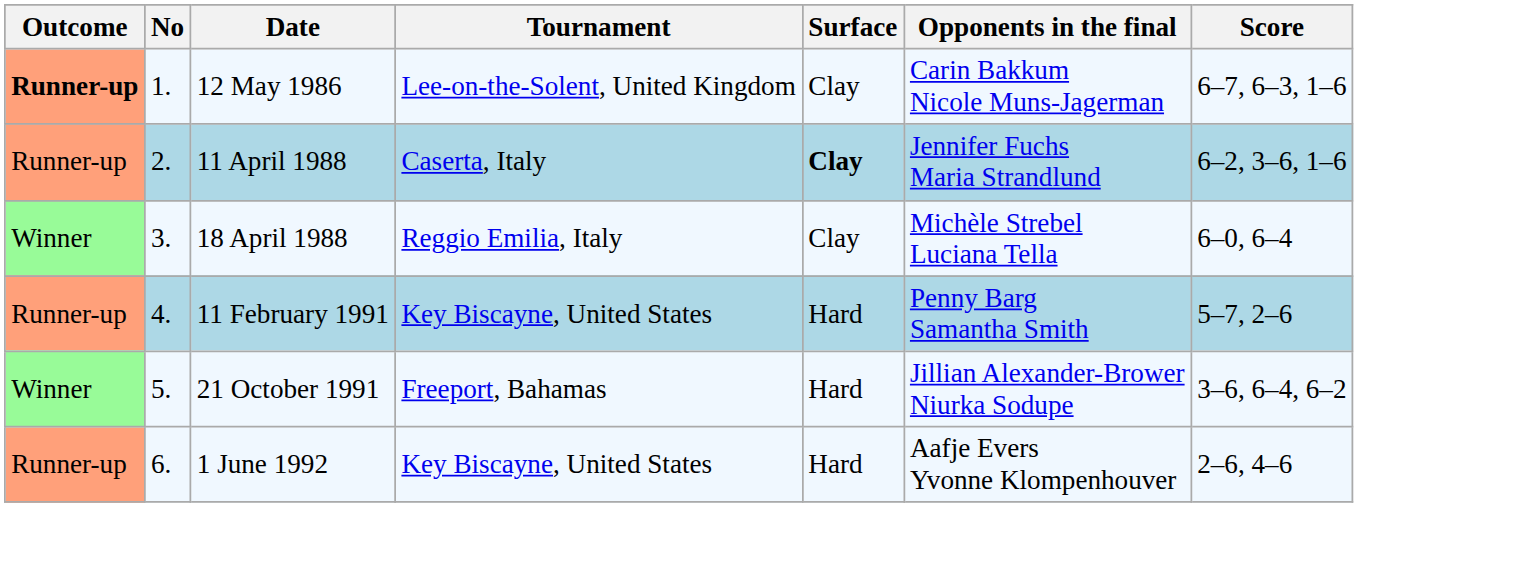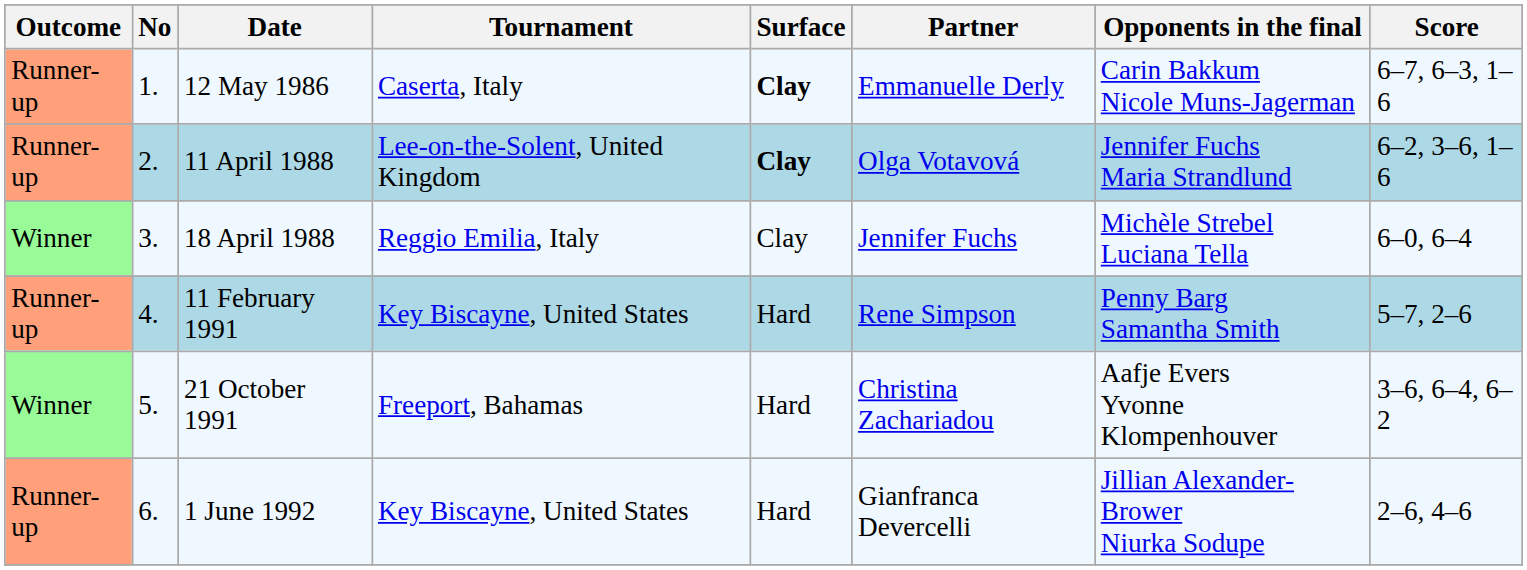+ column: (973, 26)
(75, 85) bold -> (55, 85) normal
(599, 85) Lee-on-the-Solent, United Kingdom -> (450, 85) Caserta, Italy
(834, 85) normal -> (784, 85) bold
(474, 161) Caserta, Italy -> (520, 161) Lee-on-the-Solent, United Kingdom
(1047, 388) Jillian Alexander-Brower Niurka Sodupe -> (1189, 403) Aafje Evers Yvonne Klompenhouver
(1043, 463) Aafje Evers Yvonne Klompenhouver -> (1197, 511) Jillian Alexander-Brower Niurka Sodupe
